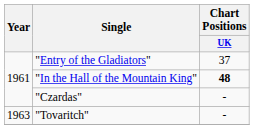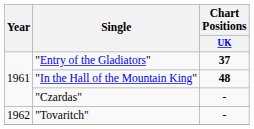(224, 60) normal -> (224, 60) bold
(19, 115) 1963 -> (19, 115) 1962
